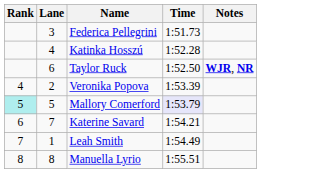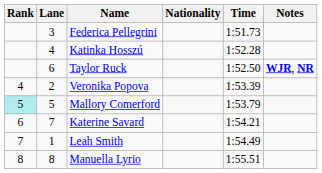+ column: (193, 13)
(183, 104) lavender background -> (243, 104) no background
